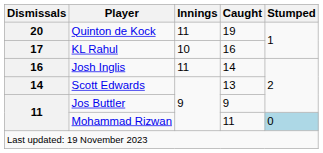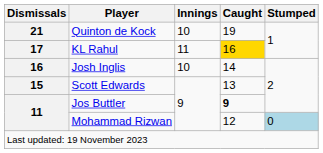(37, 31) 20 -> (37, 31) 21
(183, 31) 11 -> (184, 31) 10
(184, 49) 10 -> (183, 49) 11
(229, 49) no background -> (229, 49) gold background
(183, 67) 11 -> (184, 67) 10
(37, 85) 14 -> (37, 85) 15
(226, 103) normal -> (226, 103) bold
(229, 121) 11 -> (229, 121) 12
